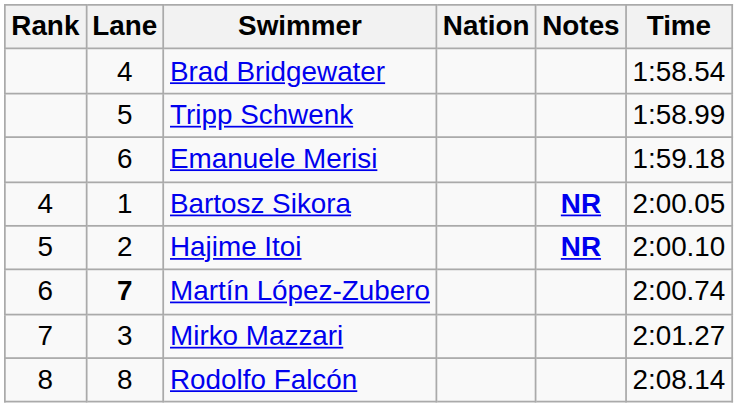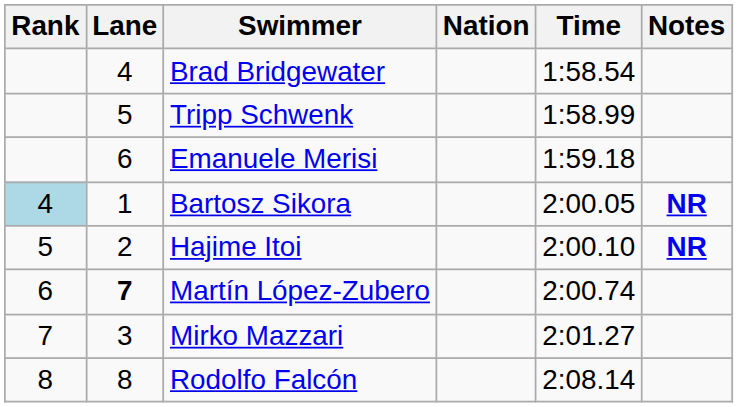columns swapped: (679, 26) <-> (581, 26)
(45, 203) no background -> (45, 203) lightblue background
